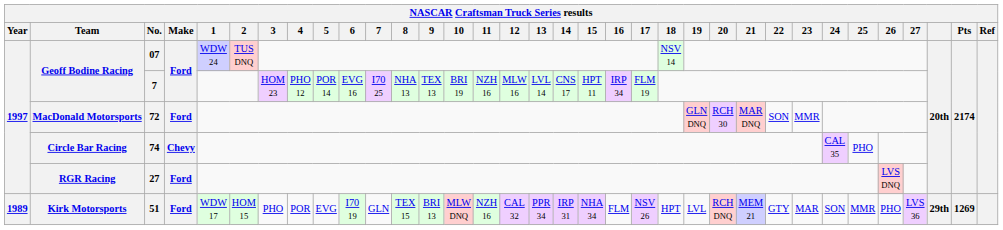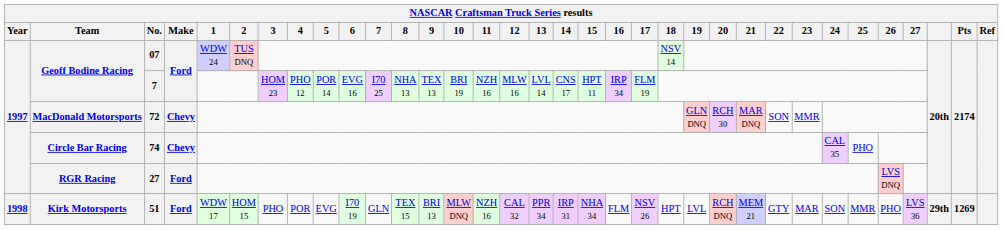(181, 117) Ford -> (181, 117) Chevy
(17, 209) 1989 -> (17, 209) 1998
